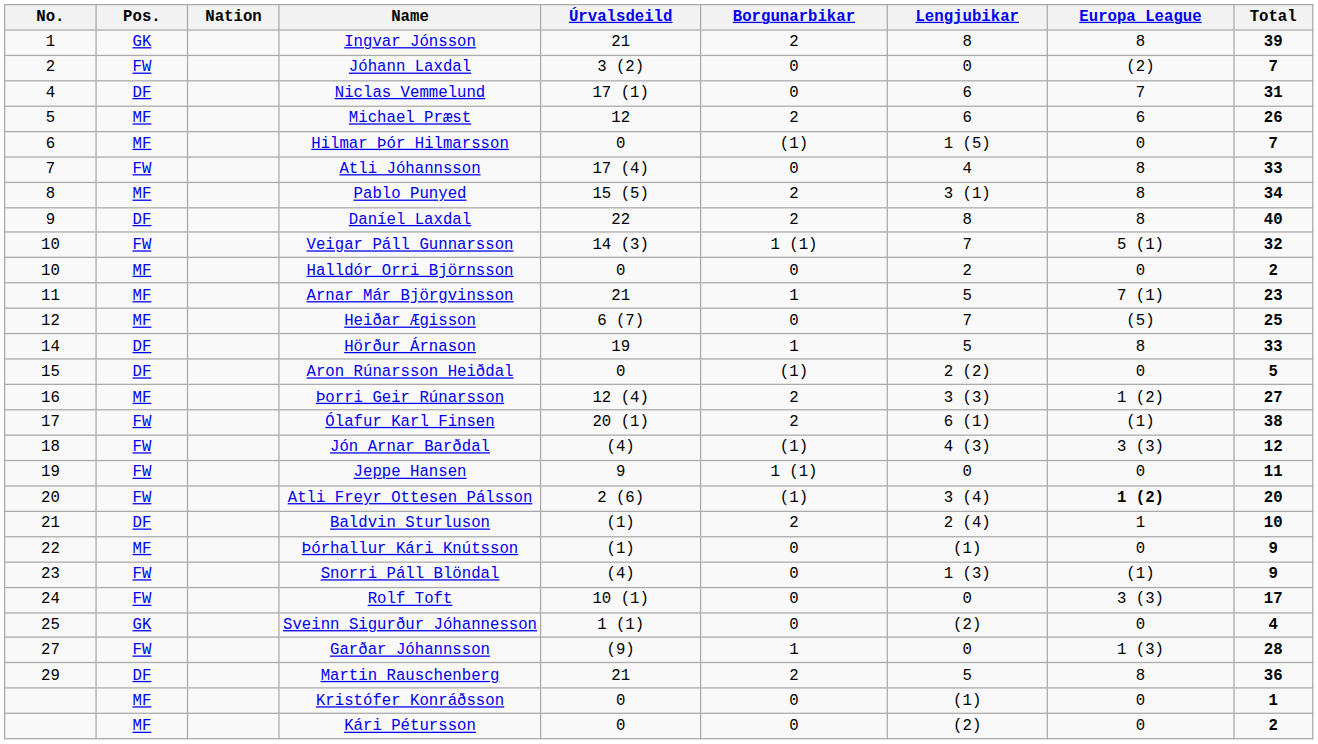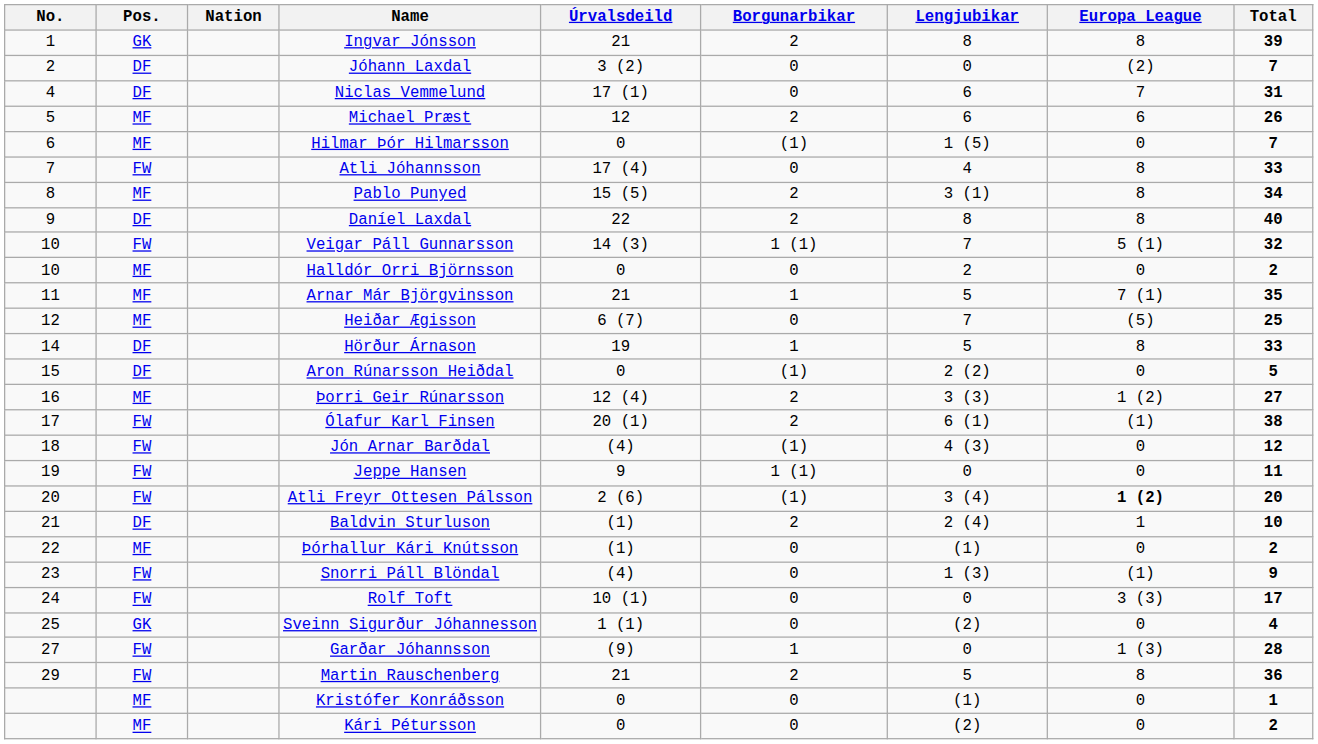(142, 68) FW -> (142, 68) DF
(1273, 296) 23 -> (1273, 296) 35
(1140, 448) 3 (3) -> (1140, 448) 0
(1273, 549) 9 -> (1273, 549) 2
(142, 676) DF -> (142, 676) FW
